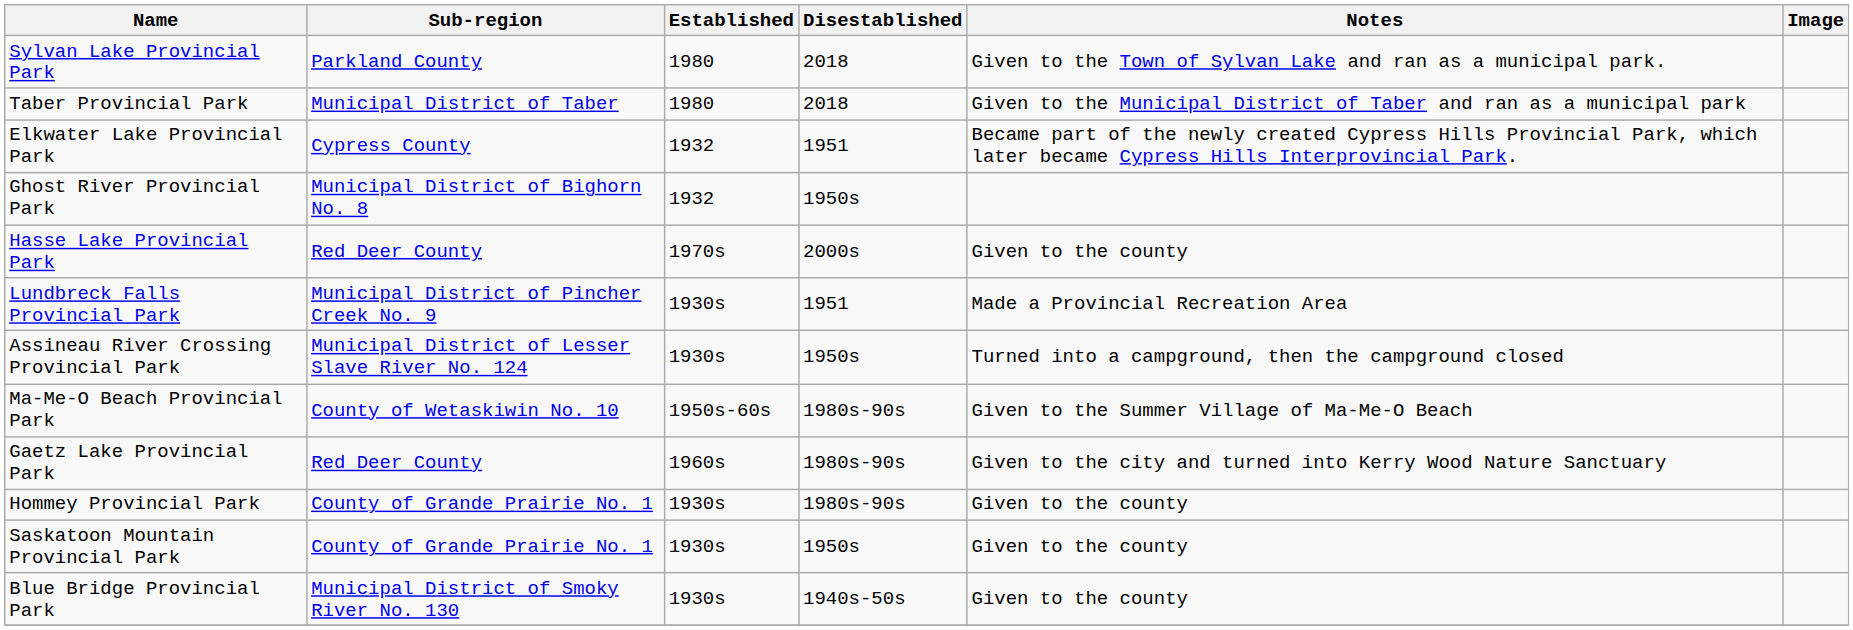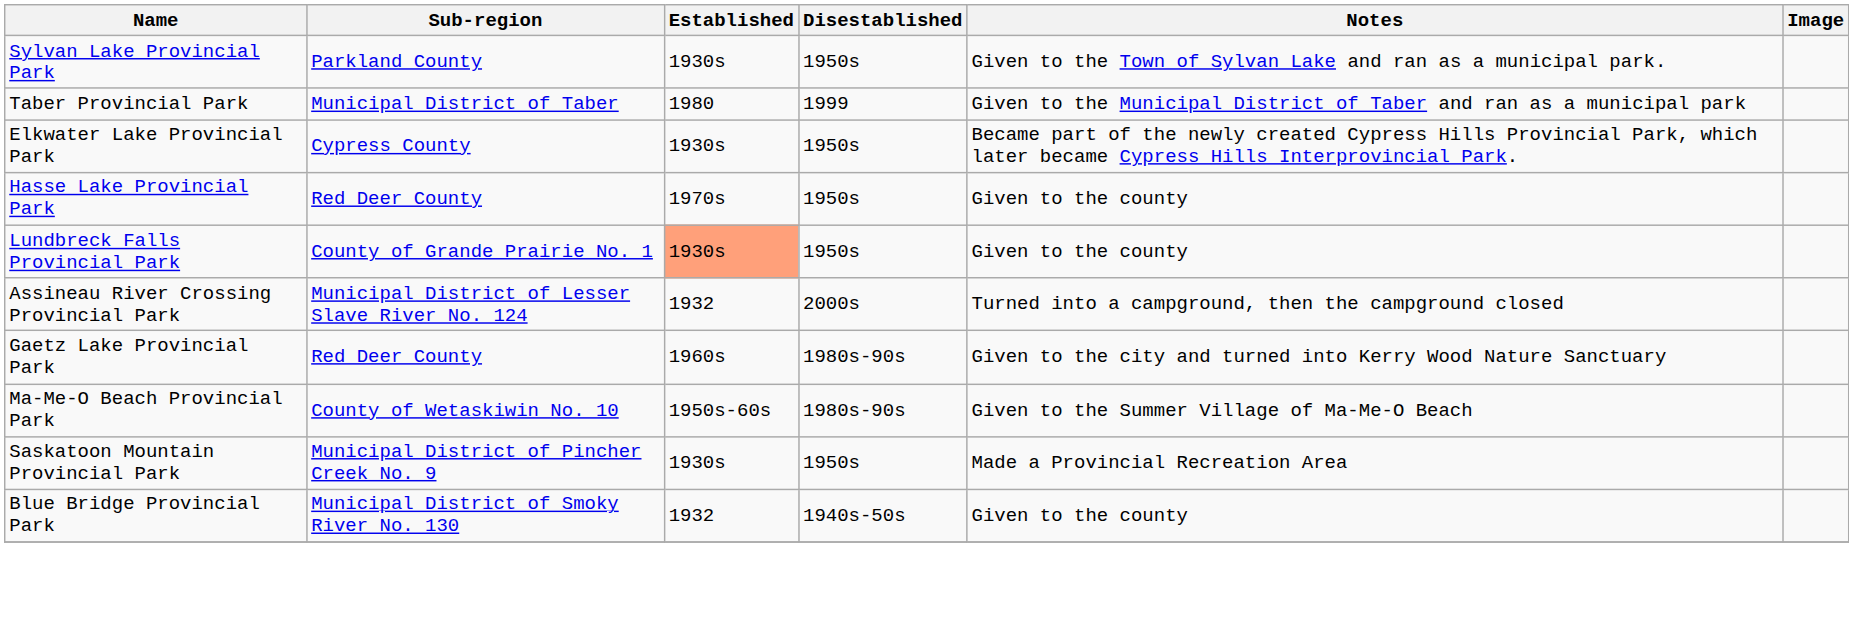(691, 62) 1980 -> (697, 62) 1930s
(826, 62) 2018 -> (831, 62) 1950s
(826, 104) 2018 -> (826, 104) 1999
(691, 146) 1932 -> (697, 146) 1930s
(826, 146) 1951 -> (831, 146) 1950s
- row: (135, 199)
(831, 252) 2000s -> (831, 199) 1950s
(476, 304) Municipal District of Pincher Creek No. 9 -> (482, 252) County of Grande Prairie No. 1
(697, 304) no background -> (697, 252) lightsalmon background
(826, 304) 1951 -> (831, 252) 1950s
(1159, 304) Made a Provincial Recreation Area -> (1080, 252) Given to the county
(697, 357) 1930s -> (691, 304) 1932
(831, 357) 1950s -> (831, 304) 2000s
rows swapped: (129, 463) <-> (146, 410)
- row: (135, 505)
(482, 547) County of Grande Prairie No. 1 -> (476, 463) Municipal District of Pincher Creek No. 9
(1080, 547) Given to the county -> (1159, 463) Made a Provincial Recreation Area
(697, 599) 1930s -> (691, 516) 1932
